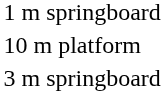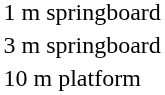rows swapped: (82, 77) <-> (72, 44)
